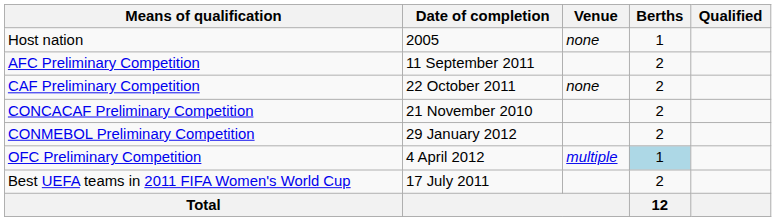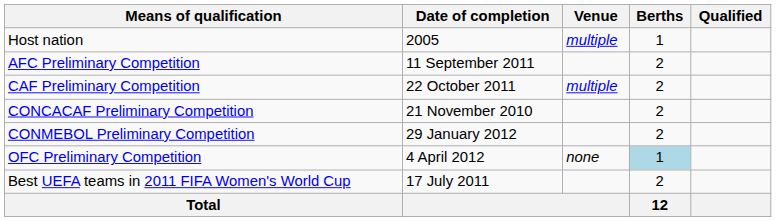(583, 39) none -> (592, 39) multiple
(583, 87) none -> (592, 87) multiple
(592, 157) multiple -> (583, 157) none
